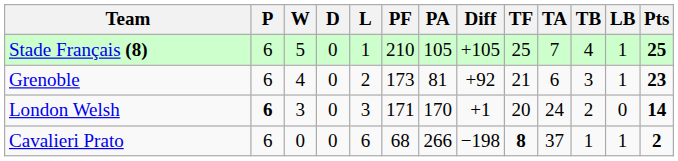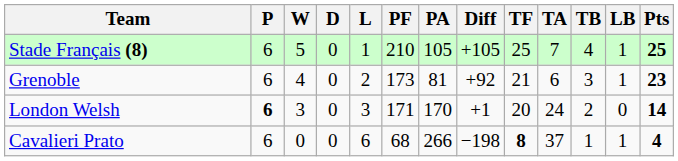(657, 140) 2 -> (657, 140) 4
